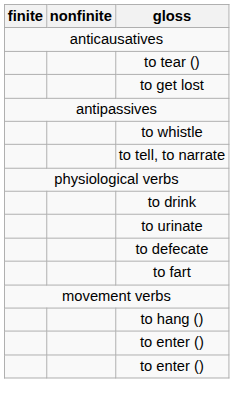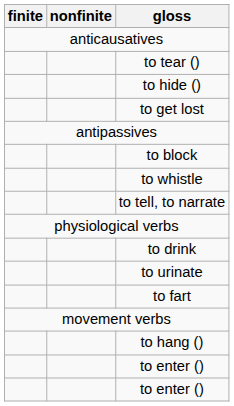+ row: (25, 86)
+ row: (25, 156)
- row: (25, 250)
